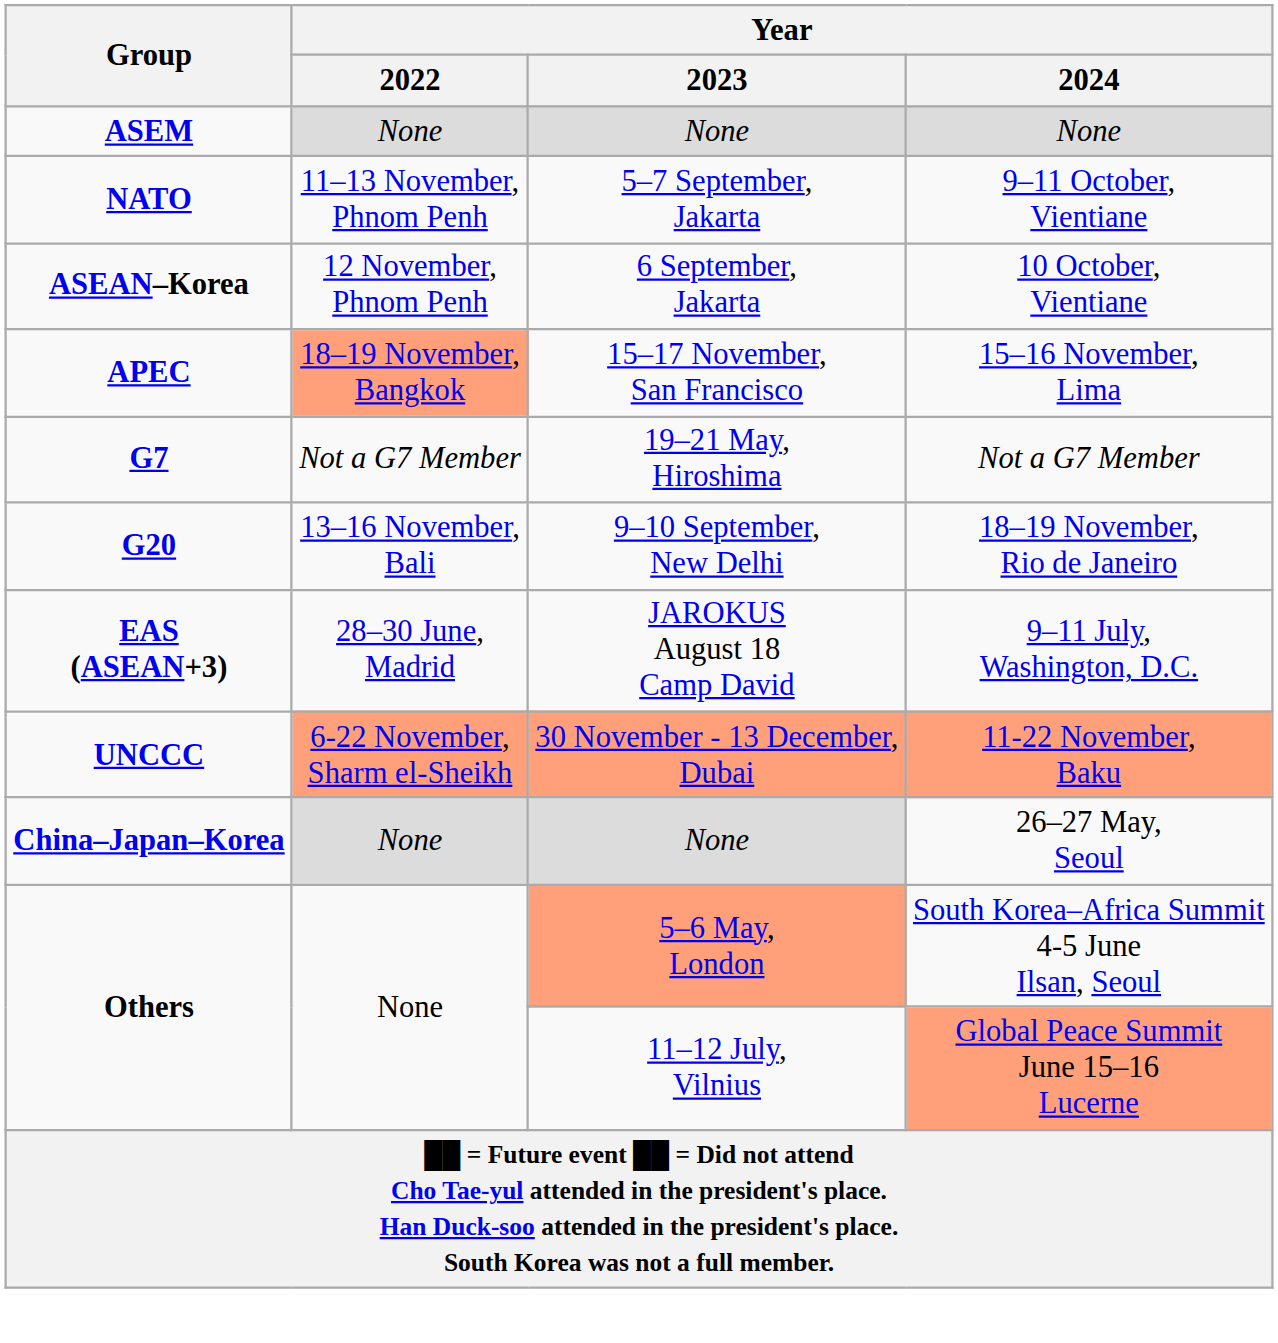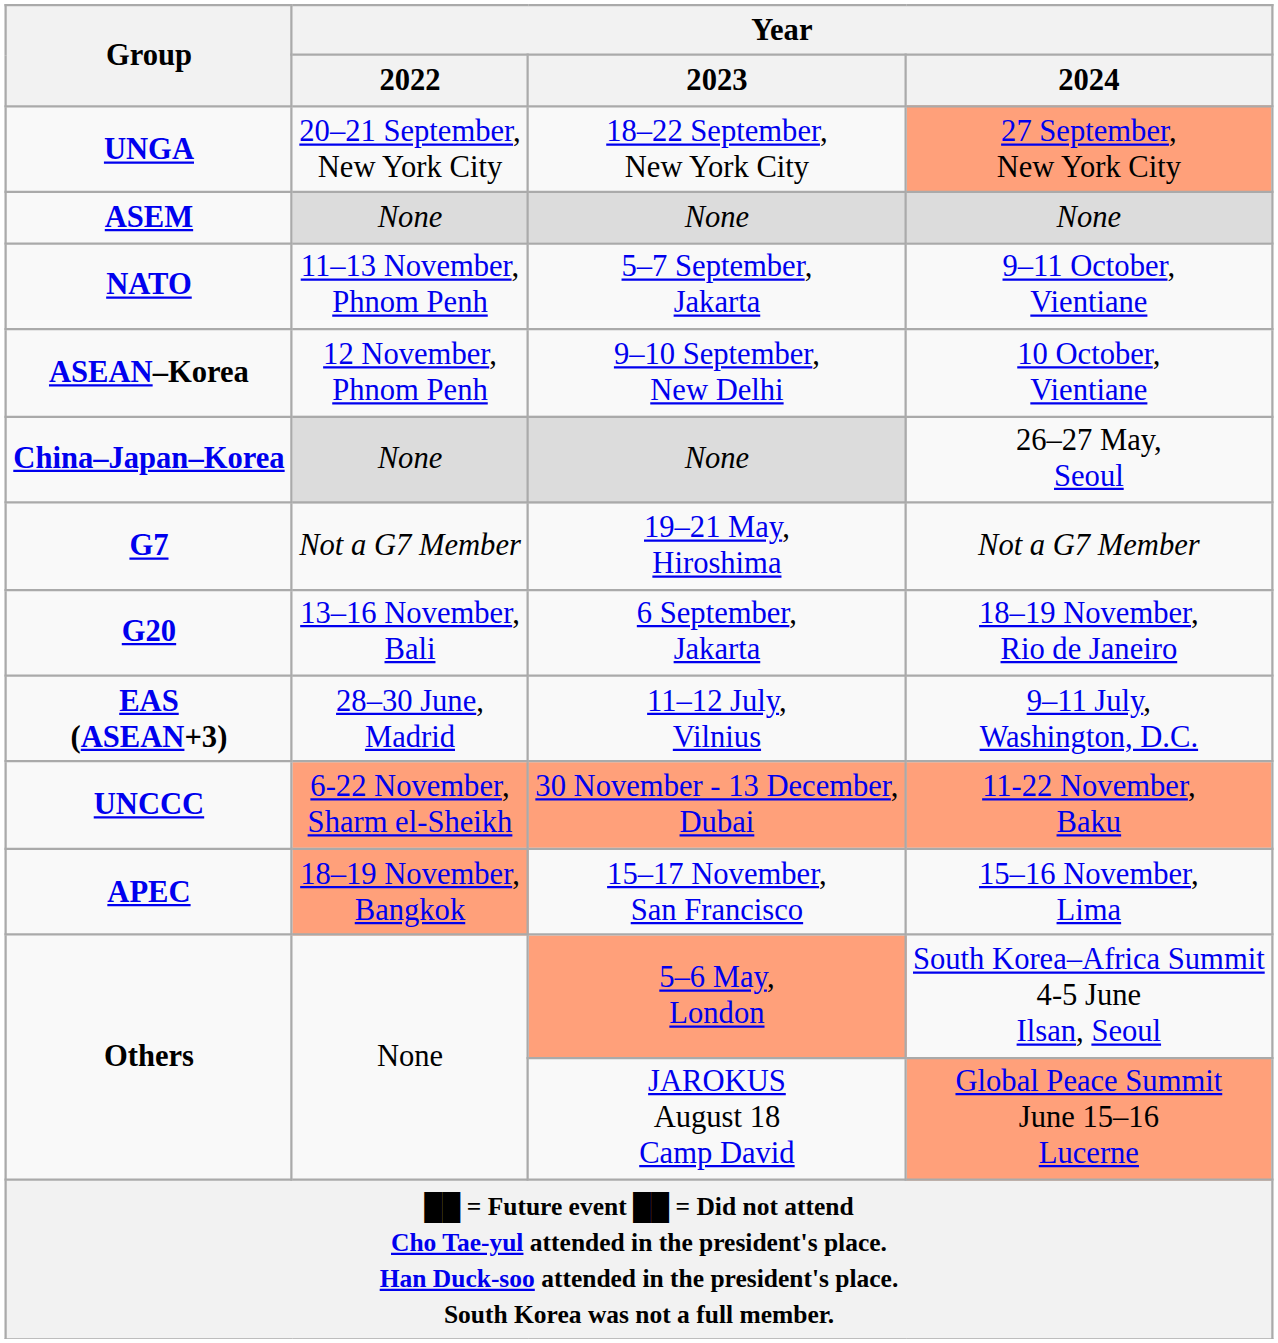+ row: (1089, 148)
(717, 285) 6 September, Jakarta -> (717, 371) 9–10 September, New Delhi
rows swapped: (1089, 371) <-> (1089, 840)
(717, 544) 9–10 September, New Delhi -> (717, 631) 6 September, Jakarta
(717, 649) JAROKUS August 18 Camp David -> (717, 717) 11–12 July, Vilnius
(717, 1067) 11–12 July, Vilnius -> (717, 1117) JAROKUS August 18 Camp David
